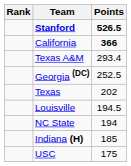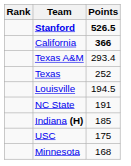- row: (62, 75)
(109, 92) 202 -> (103, 74) 252
(109, 123) 194 -> (103, 105) 191
+ row: (57, 151)
